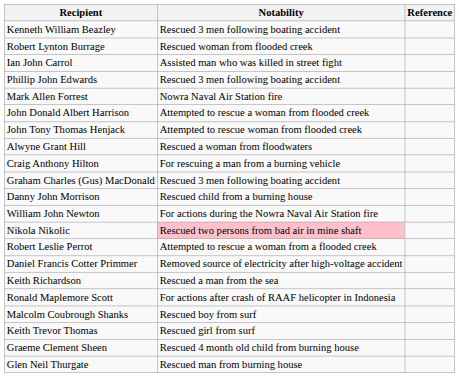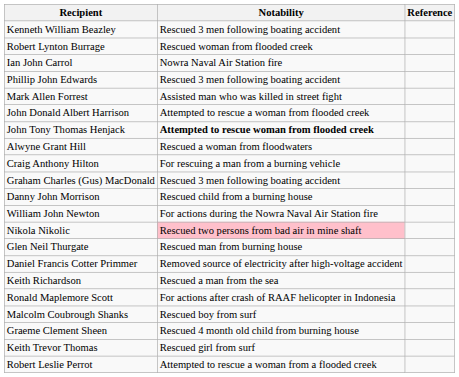(251, 63) Assisted man who was killed in street fight -> (221, 63) Nowra Naval Air Station fire
(221, 96) Nowra Naval Air Station fire -> (251, 96) Assisted man who was killed in street fight
(261, 130) normal -> (267, 130) bold
rows swapped: (50, 247) <-> (48, 364)
rows swapped: (57, 347) <-> (52, 331)
